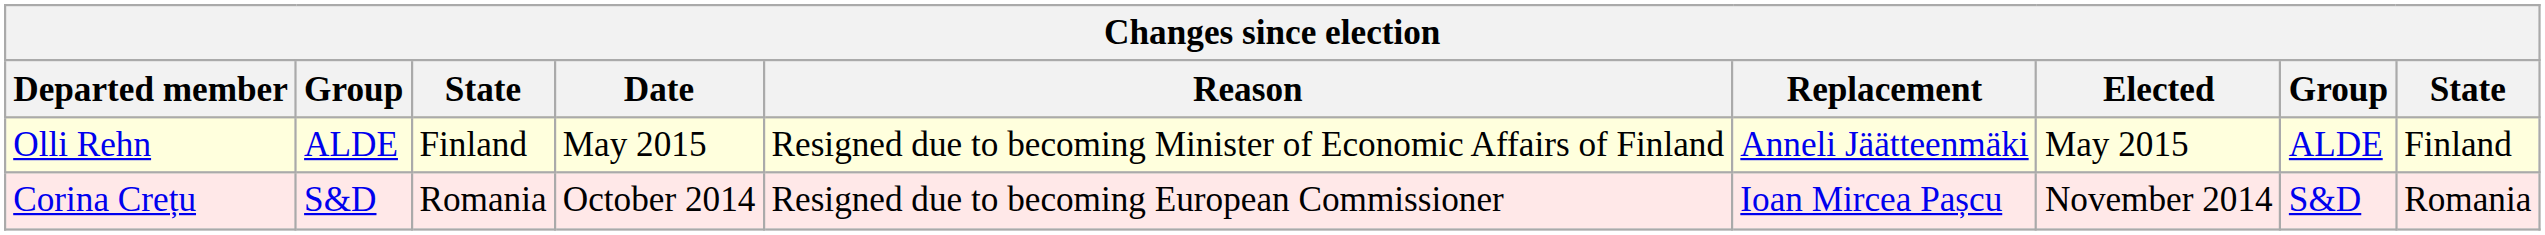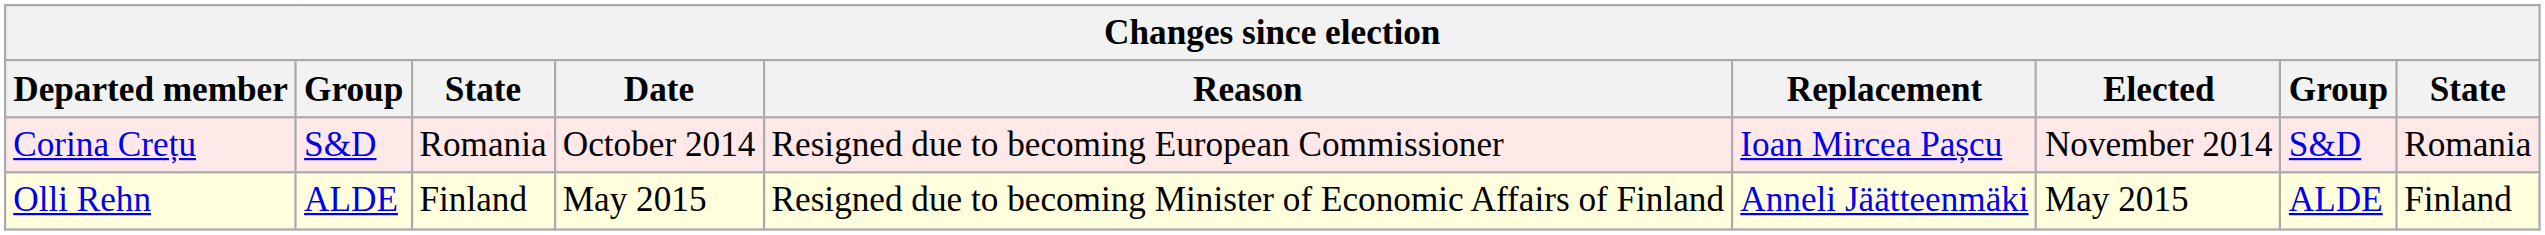rows swapped: (105, 199) <-> (82, 144)
